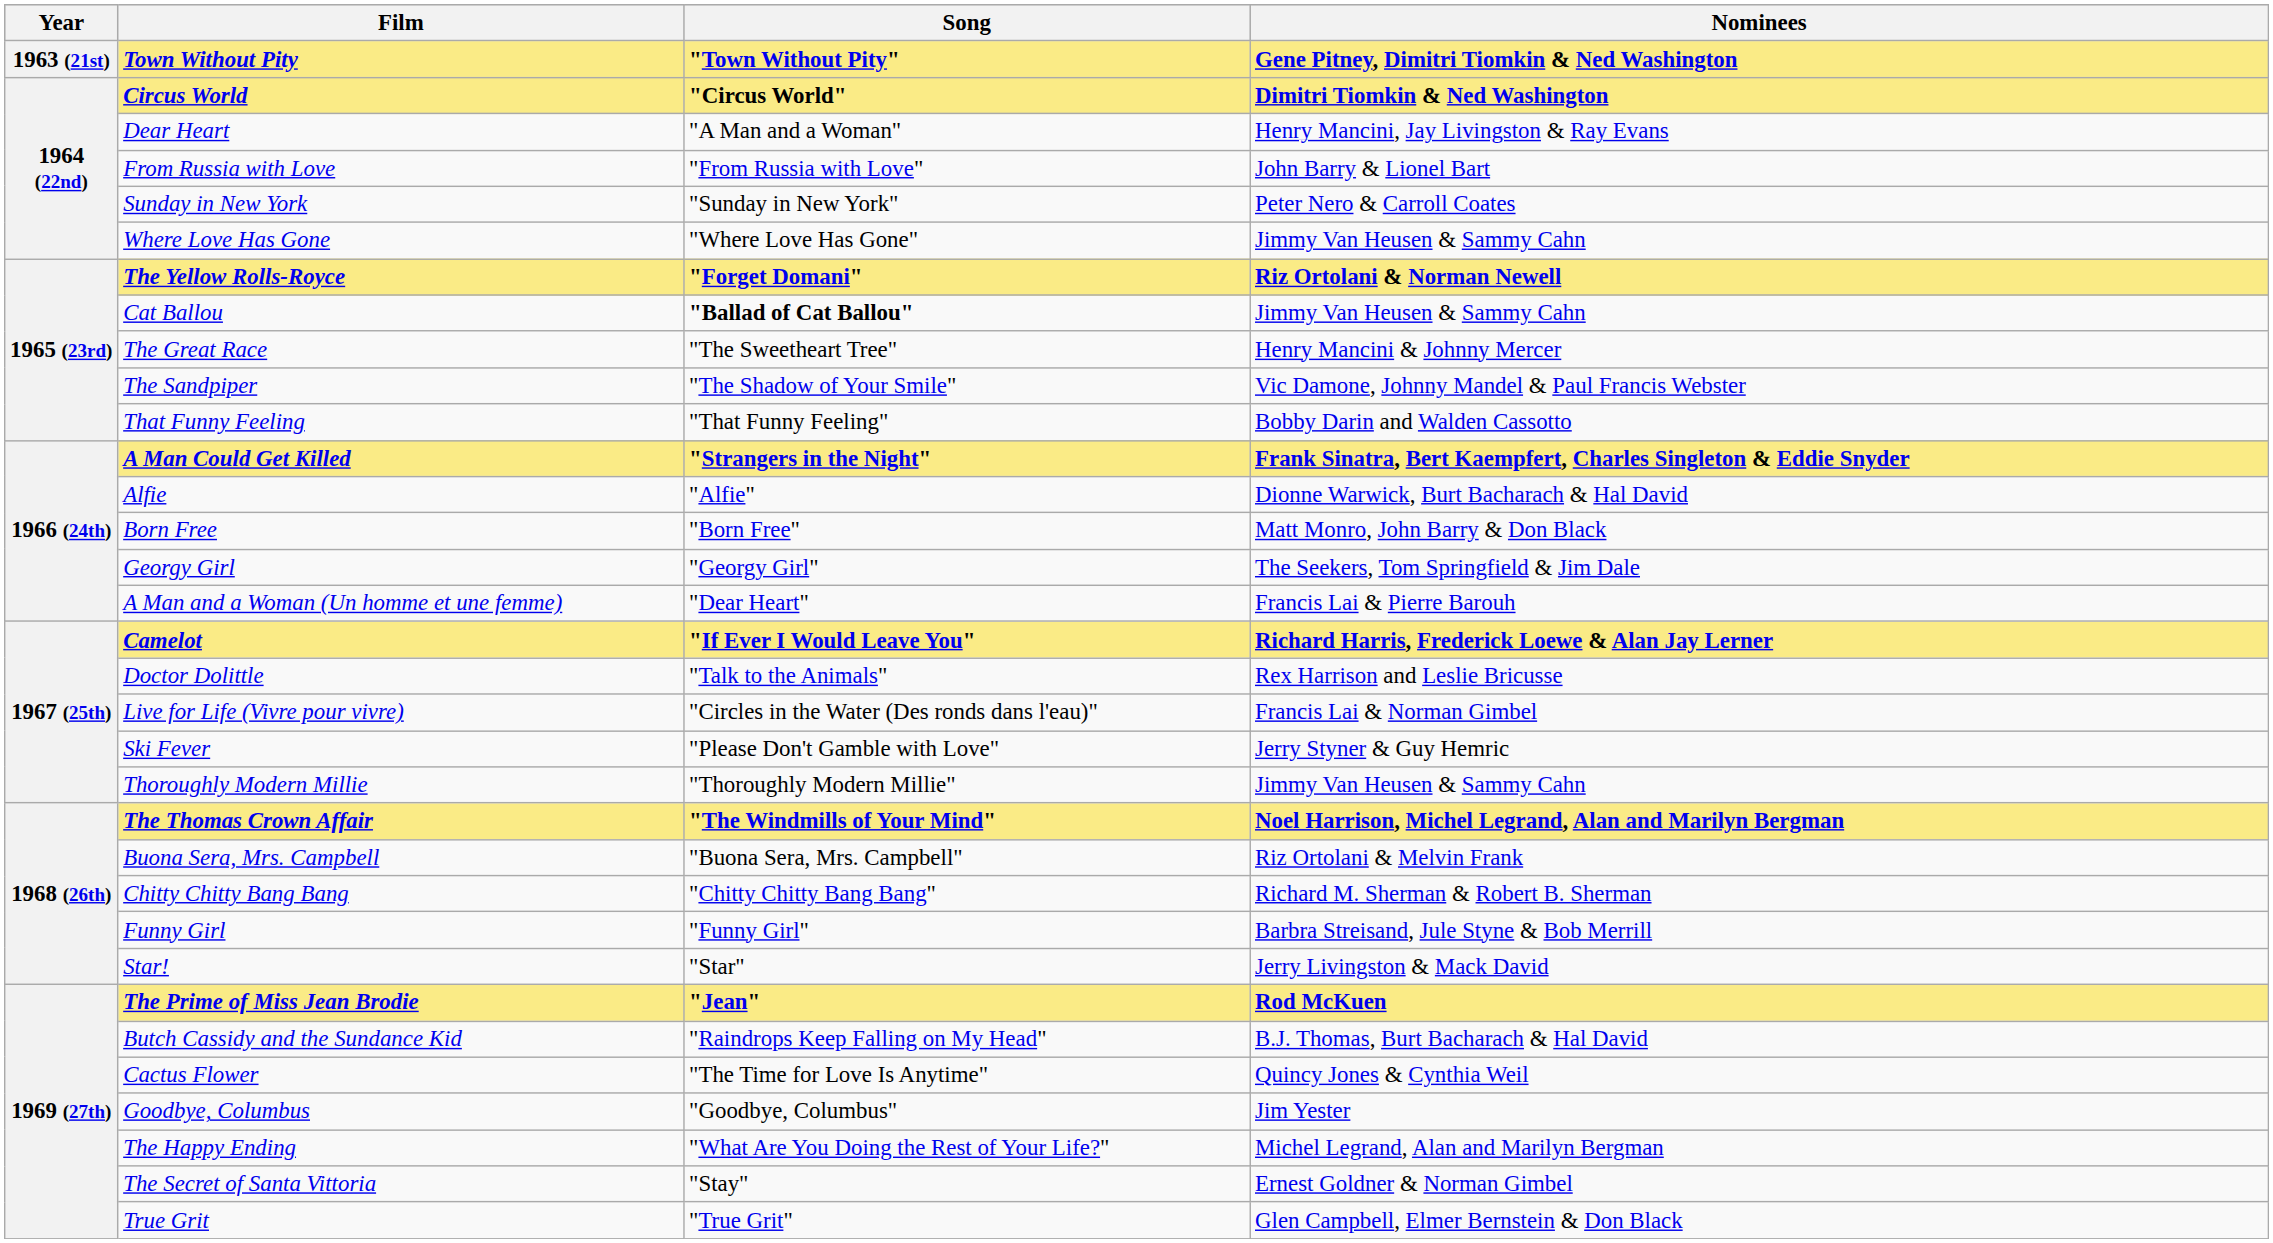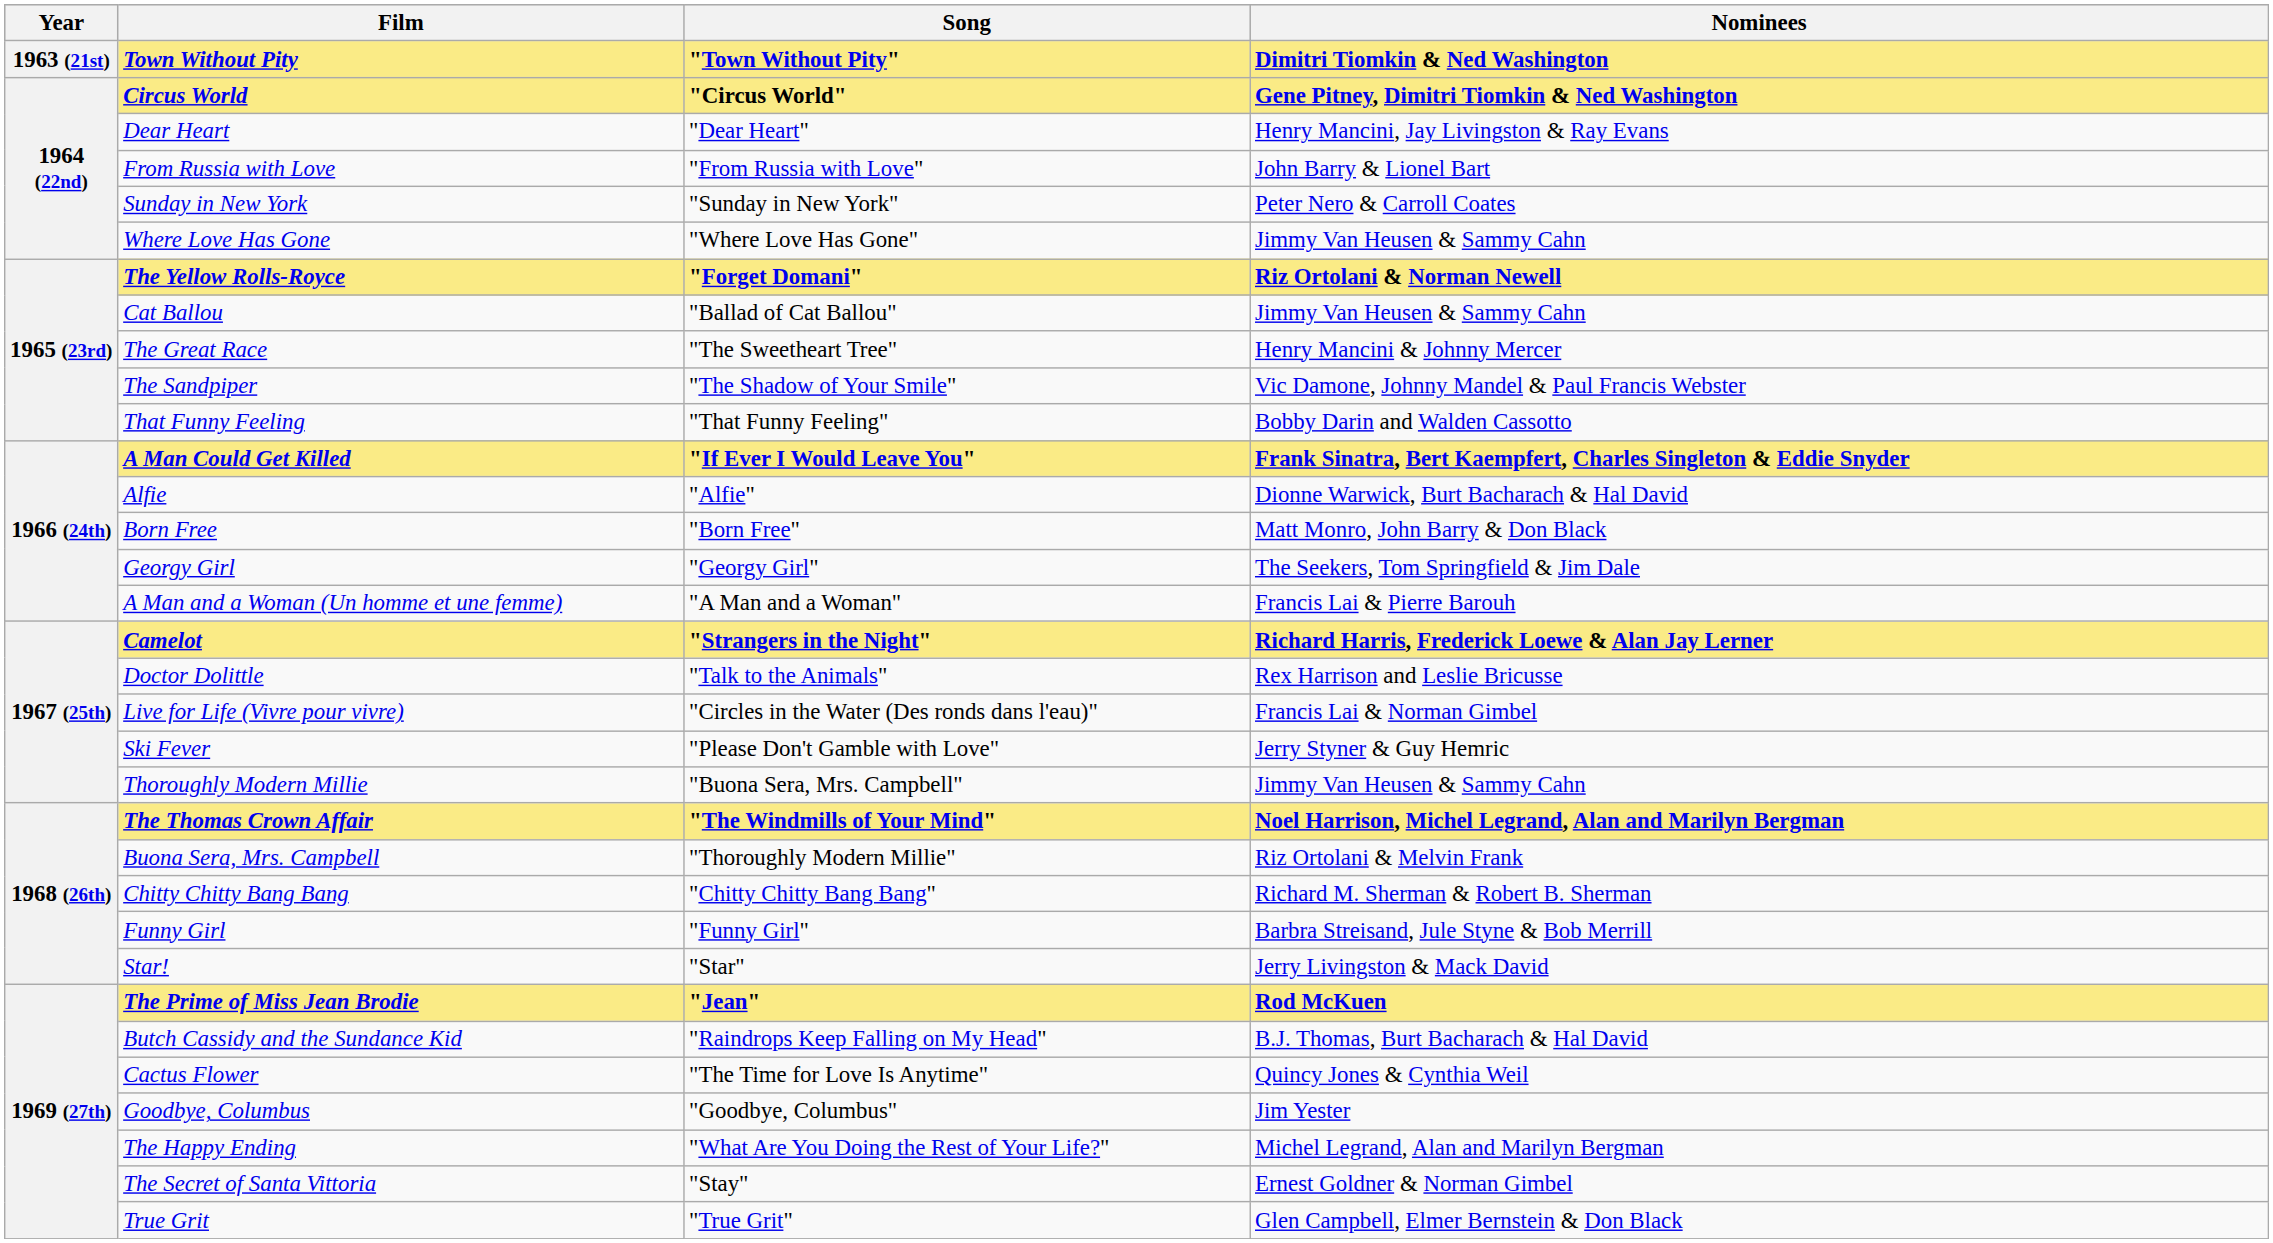(1496, 58) Gene Pitney, Dimitri Tiomkin & Ned Washington -> (1432, 58) Dimitri Tiomkin & Ned Washington
(1432, 95) Dimitri Tiomkin & Ned Washington -> (1496, 95) Gene Pitney, Dimitri Tiomkin & Ned Washington
(795, 131) "A Man and a Woman" -> (749, 131) "Dear Heart"
(801, 312) bold -> (793, 312) normal
(810, 458) "Strangers in the Night" -> (832, 458) "If Ever I Would Leave You"
(749, 603) "Dear Heart" -> (795, 603) "A Man and a Woman"
(832, 639) "If Ever I Would Leave You" -> (810, 639) "Strangers in the Night"
(822, 784) "Thoroughly Modern Millie" -> (826, 784) "Buona Sera, Mrs. Campbell"
(826, 857) "Buona Sera, Mrs. Campbell" -> (822, 857) "Thoroughly Modern Millie"
